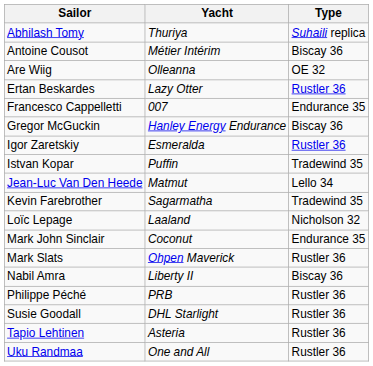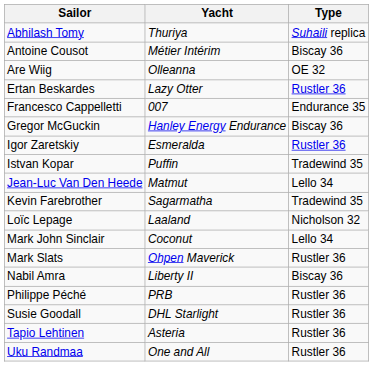(328, 239) Endurance 35 -> (312, 239) Lello 34
